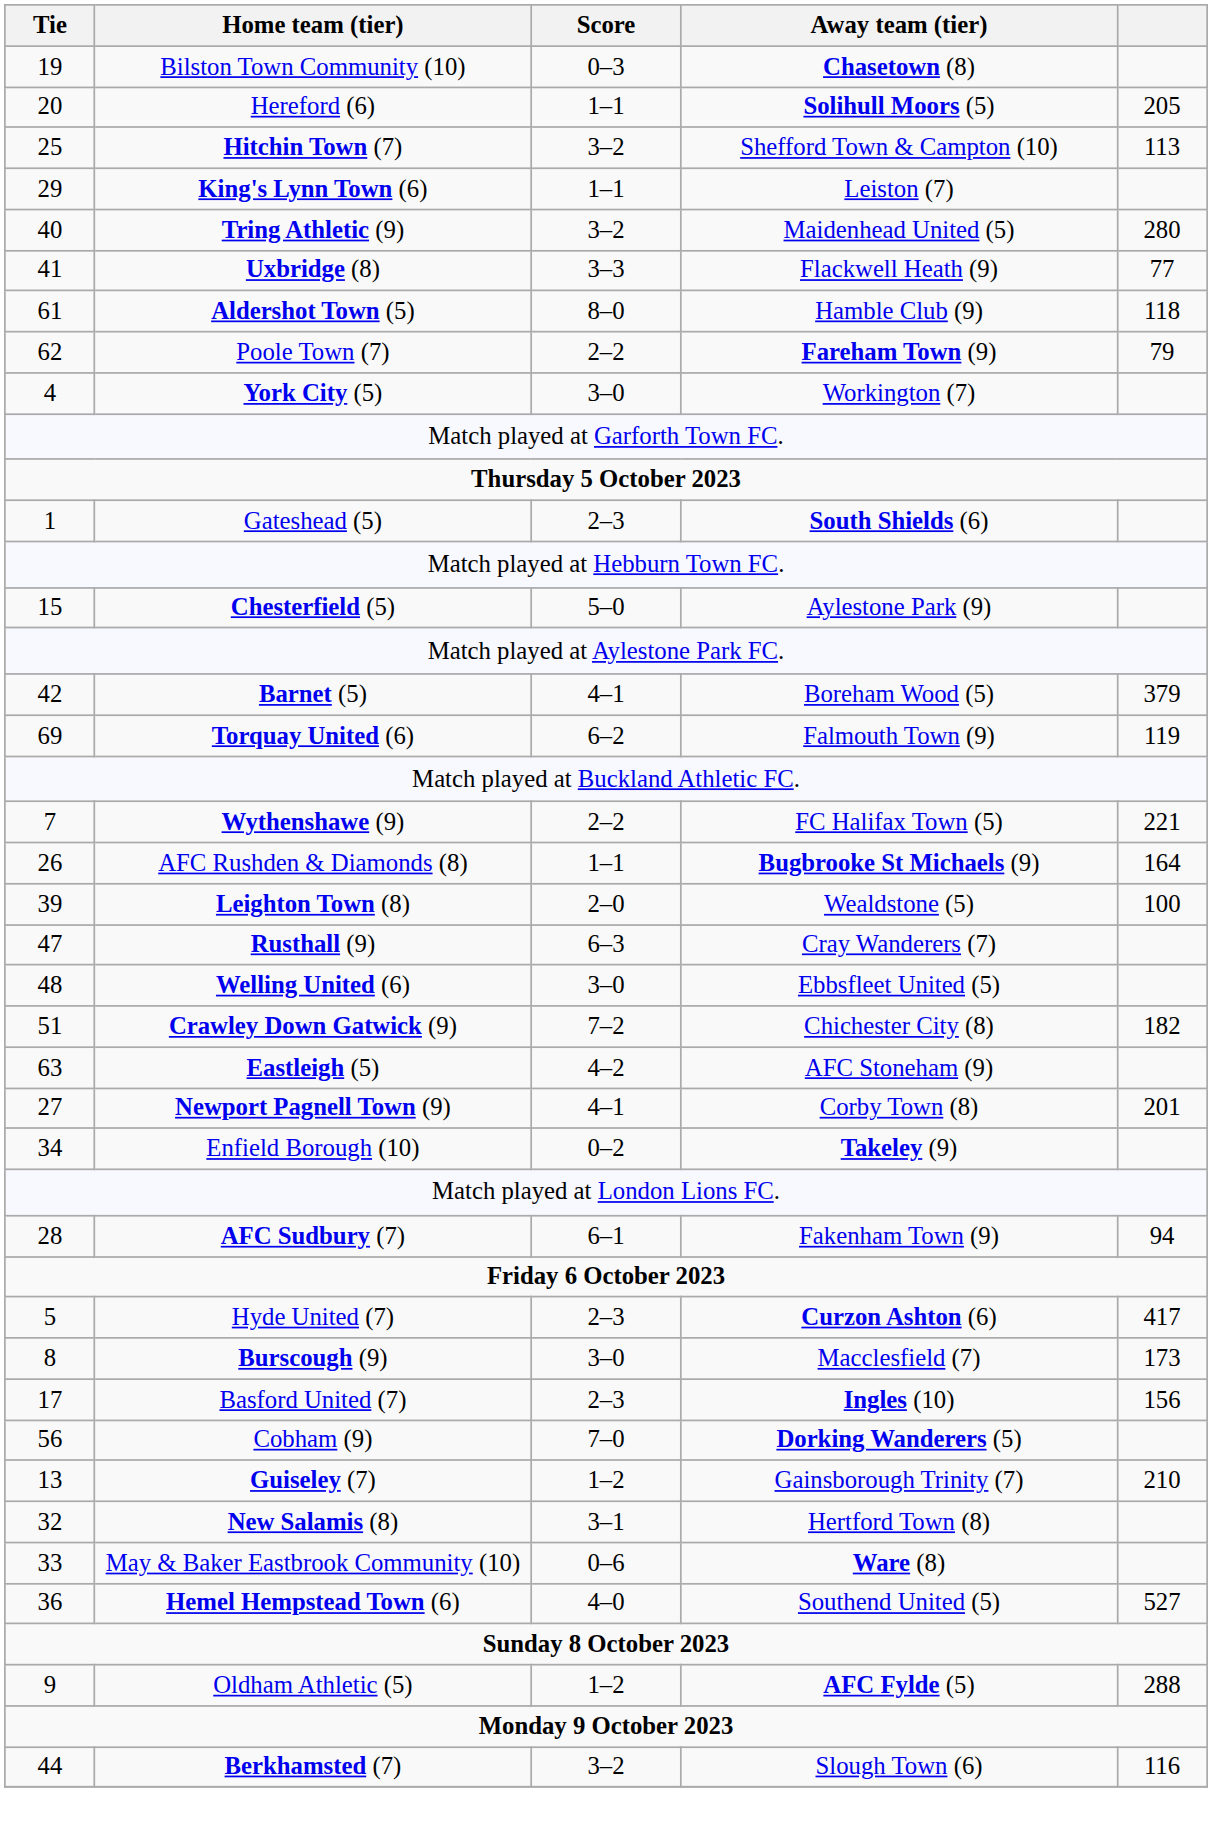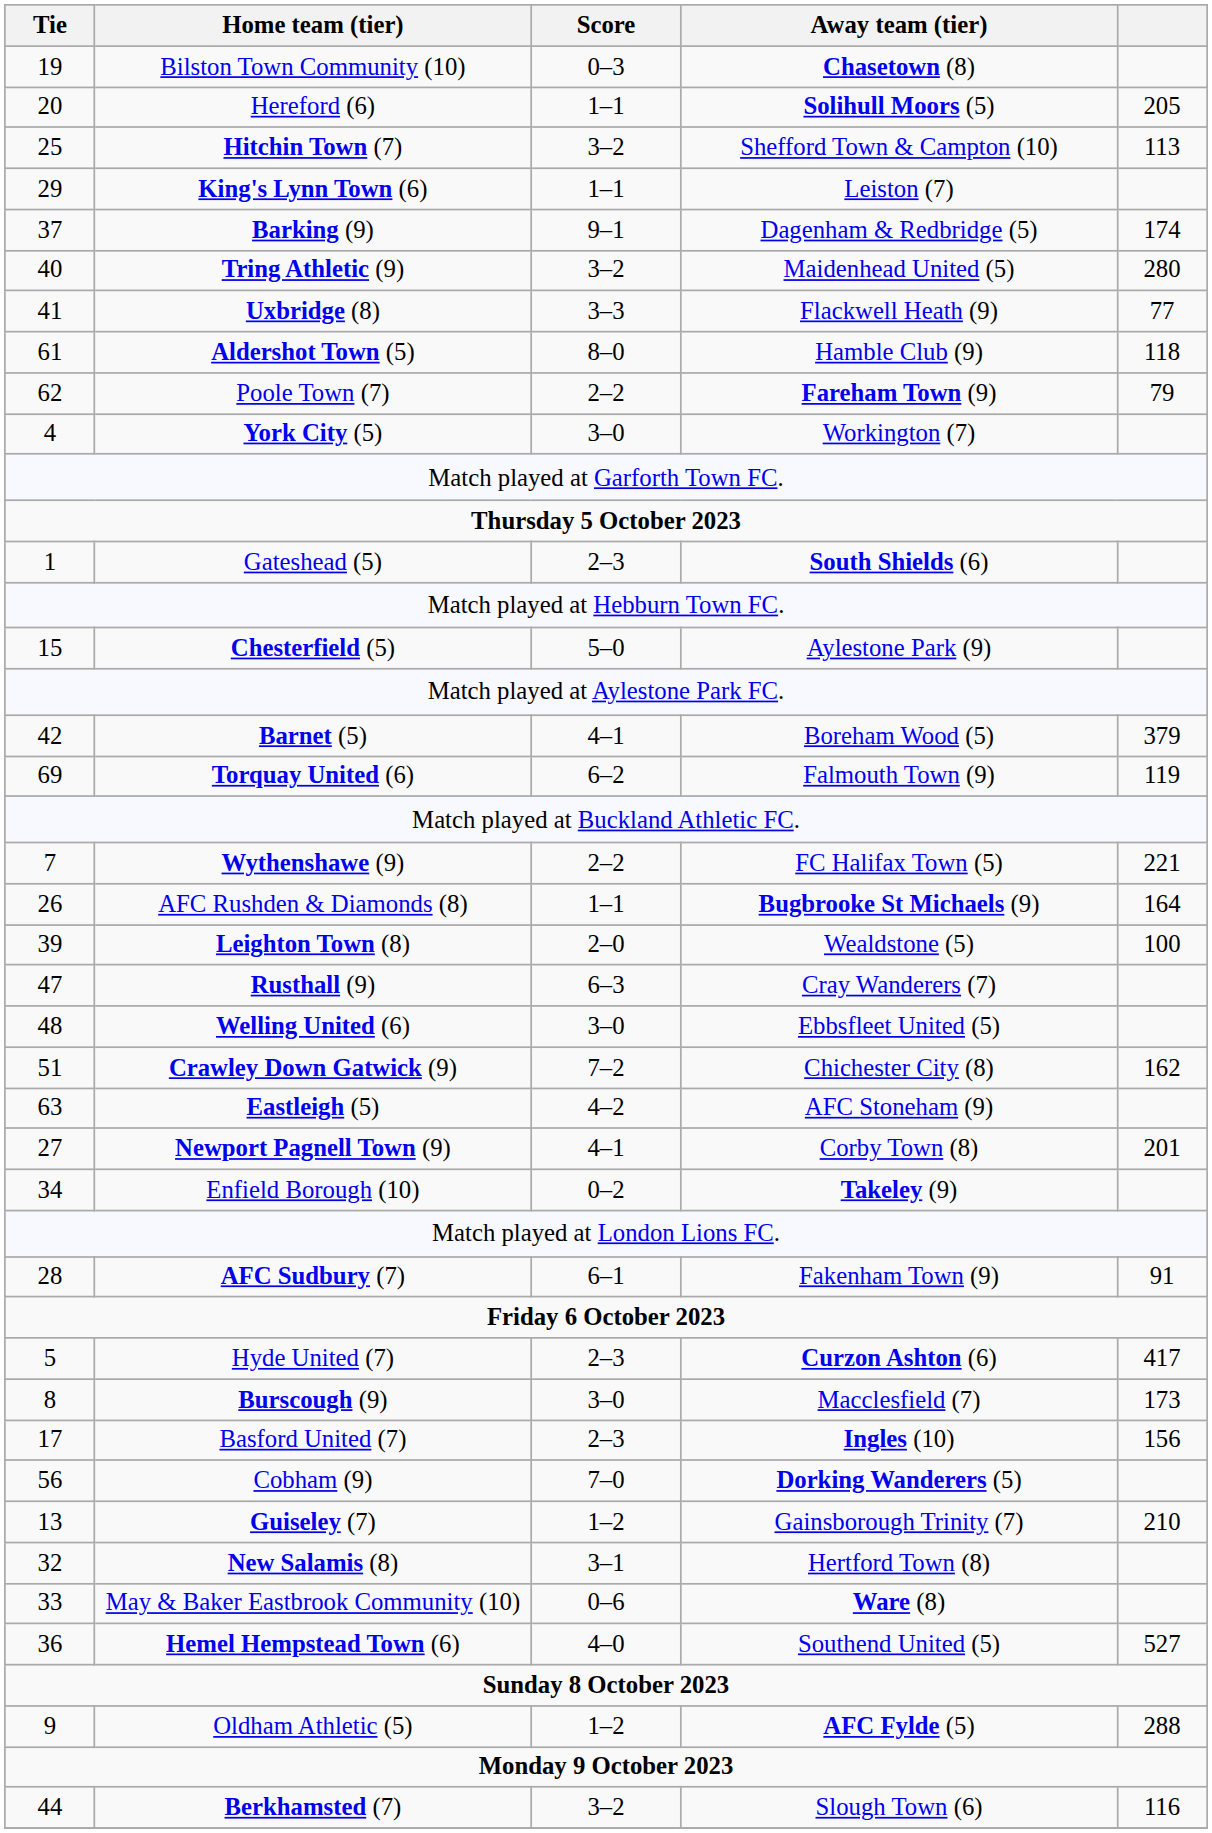+ row: (313, 229)
(1162, 1026) 182 -> (1162, 1067) 162
(1162, 1235) 94 -> (1162, 1276) 91
